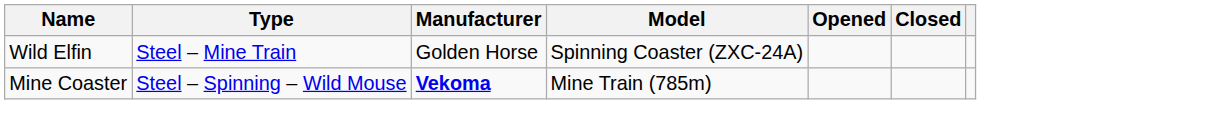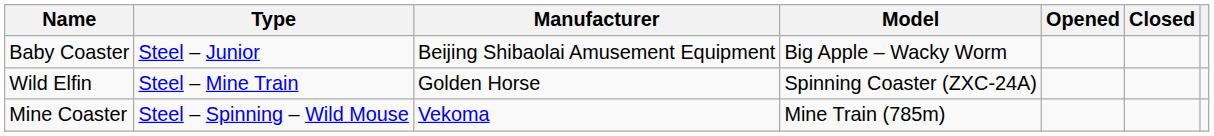+ row: (69, 51)
(453, 83) bold -> (454, 114) normal
